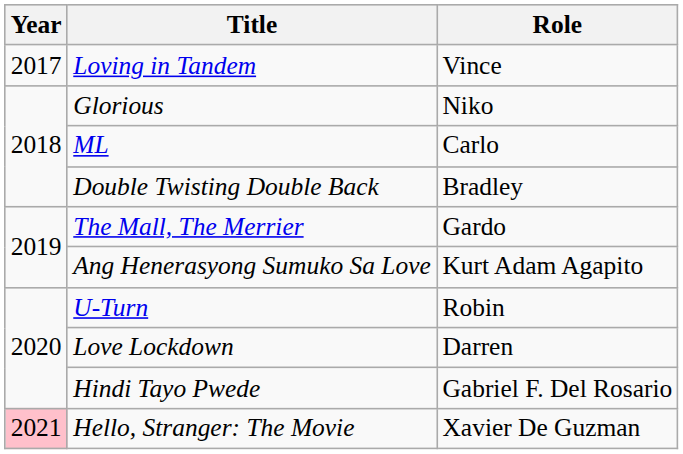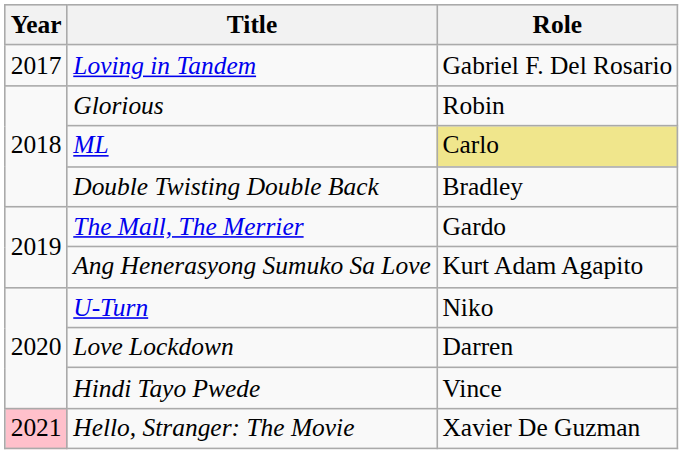(472, 65) Vince -> (557, 65) Gabriel F. Del Rosario
(468, 105) Niko -> (474, 105) Robin
(471, 145) no background -> (471, 145) khaki background
(474, 307) Robin -> (468, 307) Niko
(557, 387) Gabriel F. Del Rosario -> (472, 387) Vince
